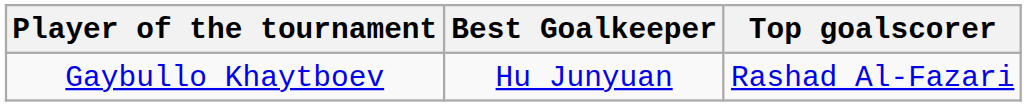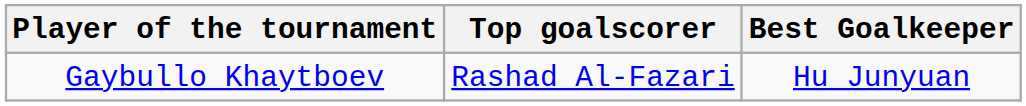columns swapped: (873, 29) <-> (584, 29)
